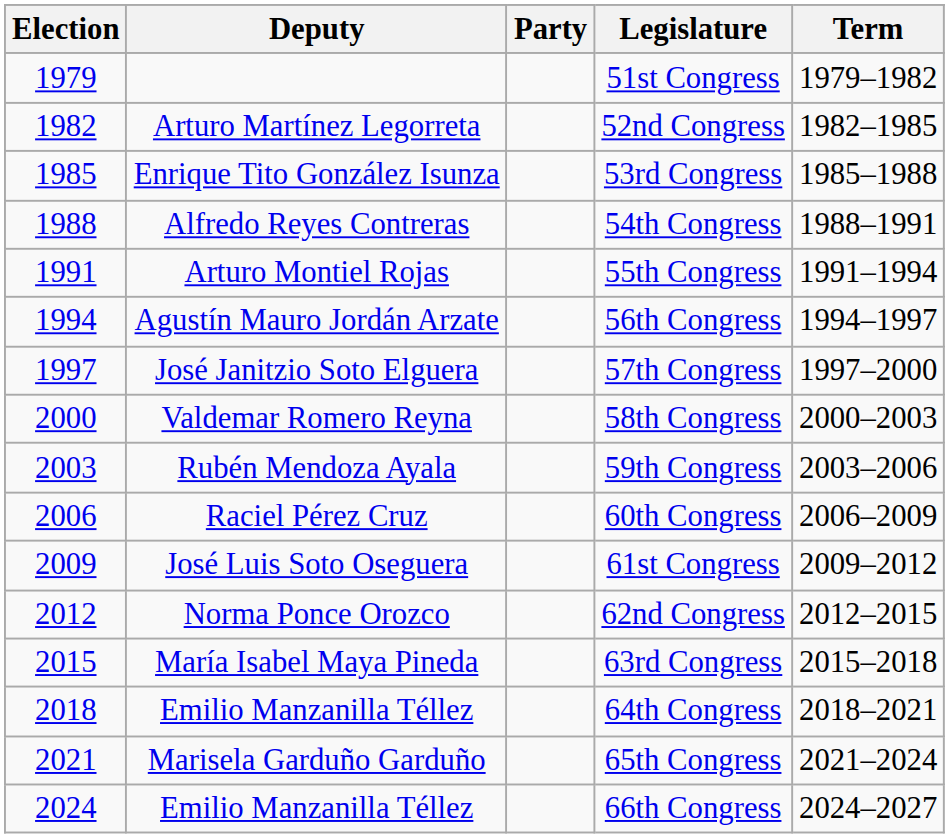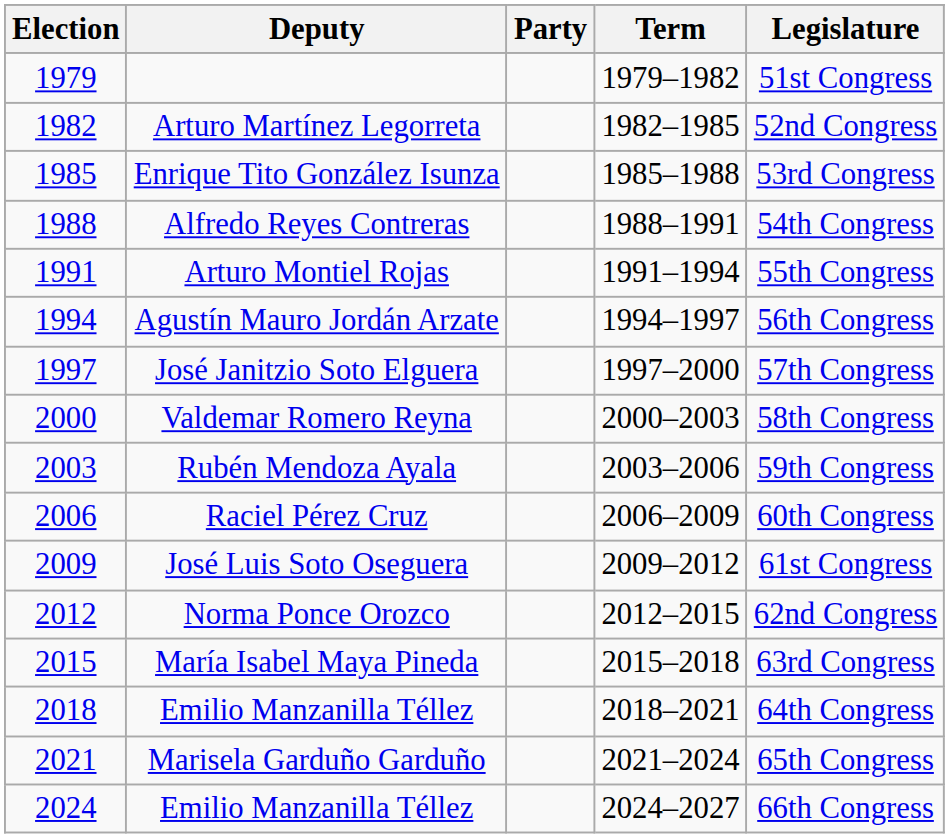columns swapped: (868, 28) <-> (693, 28)
